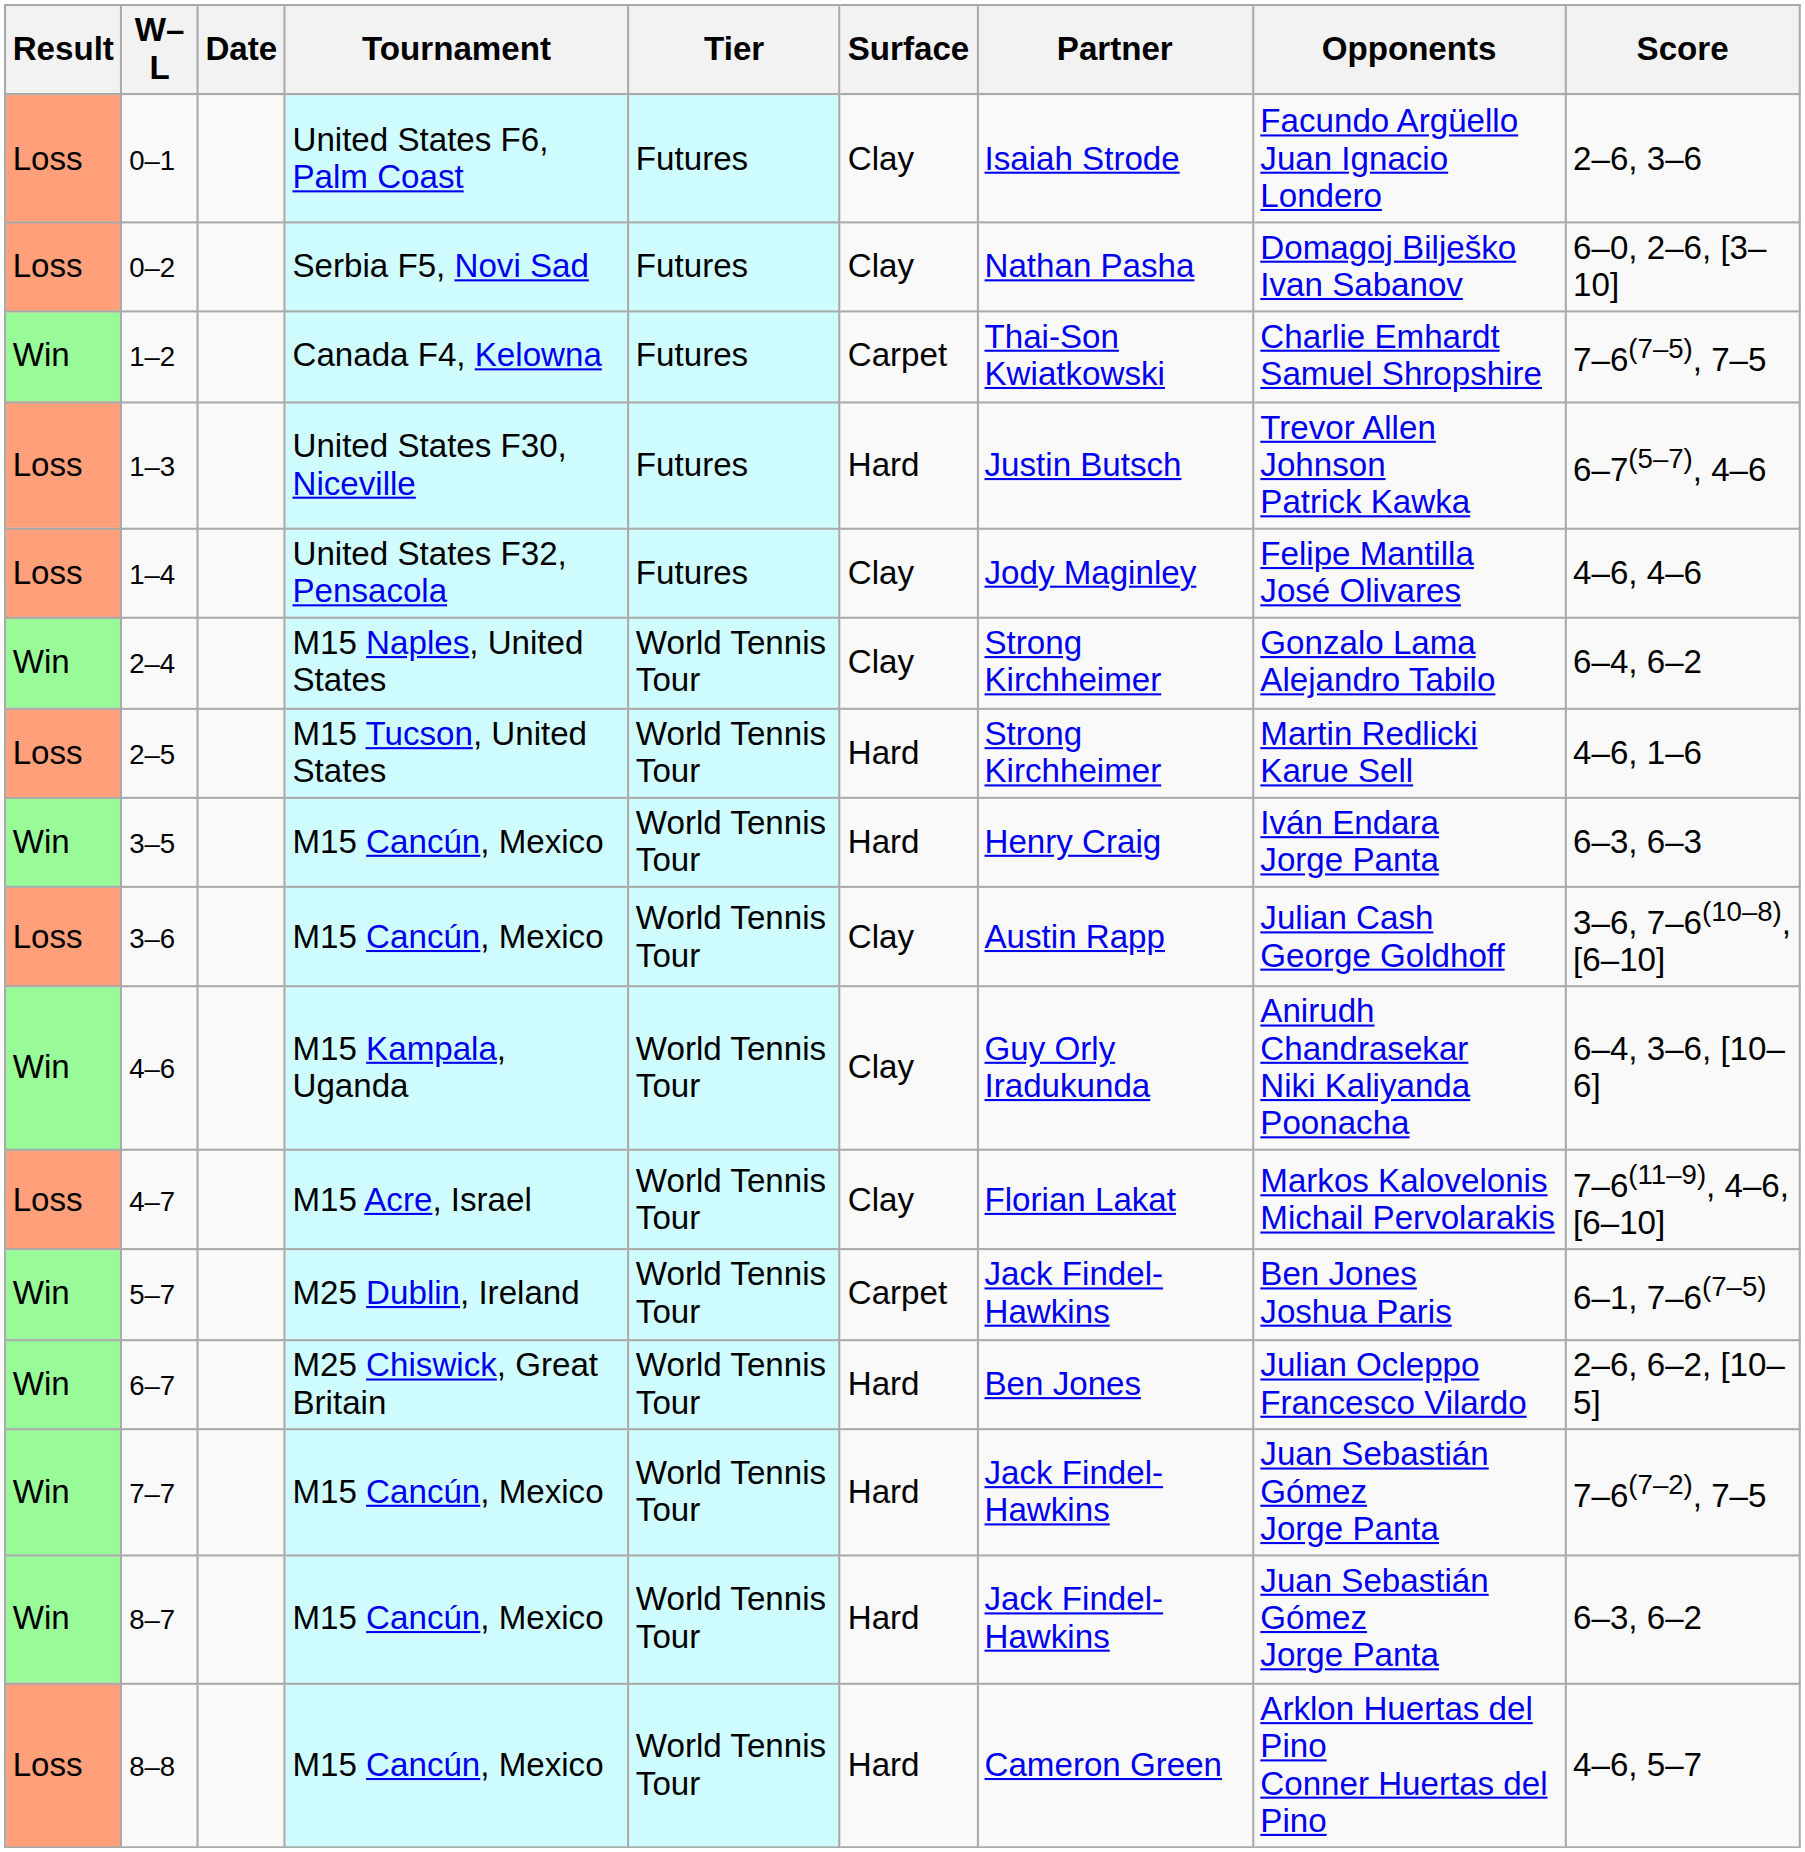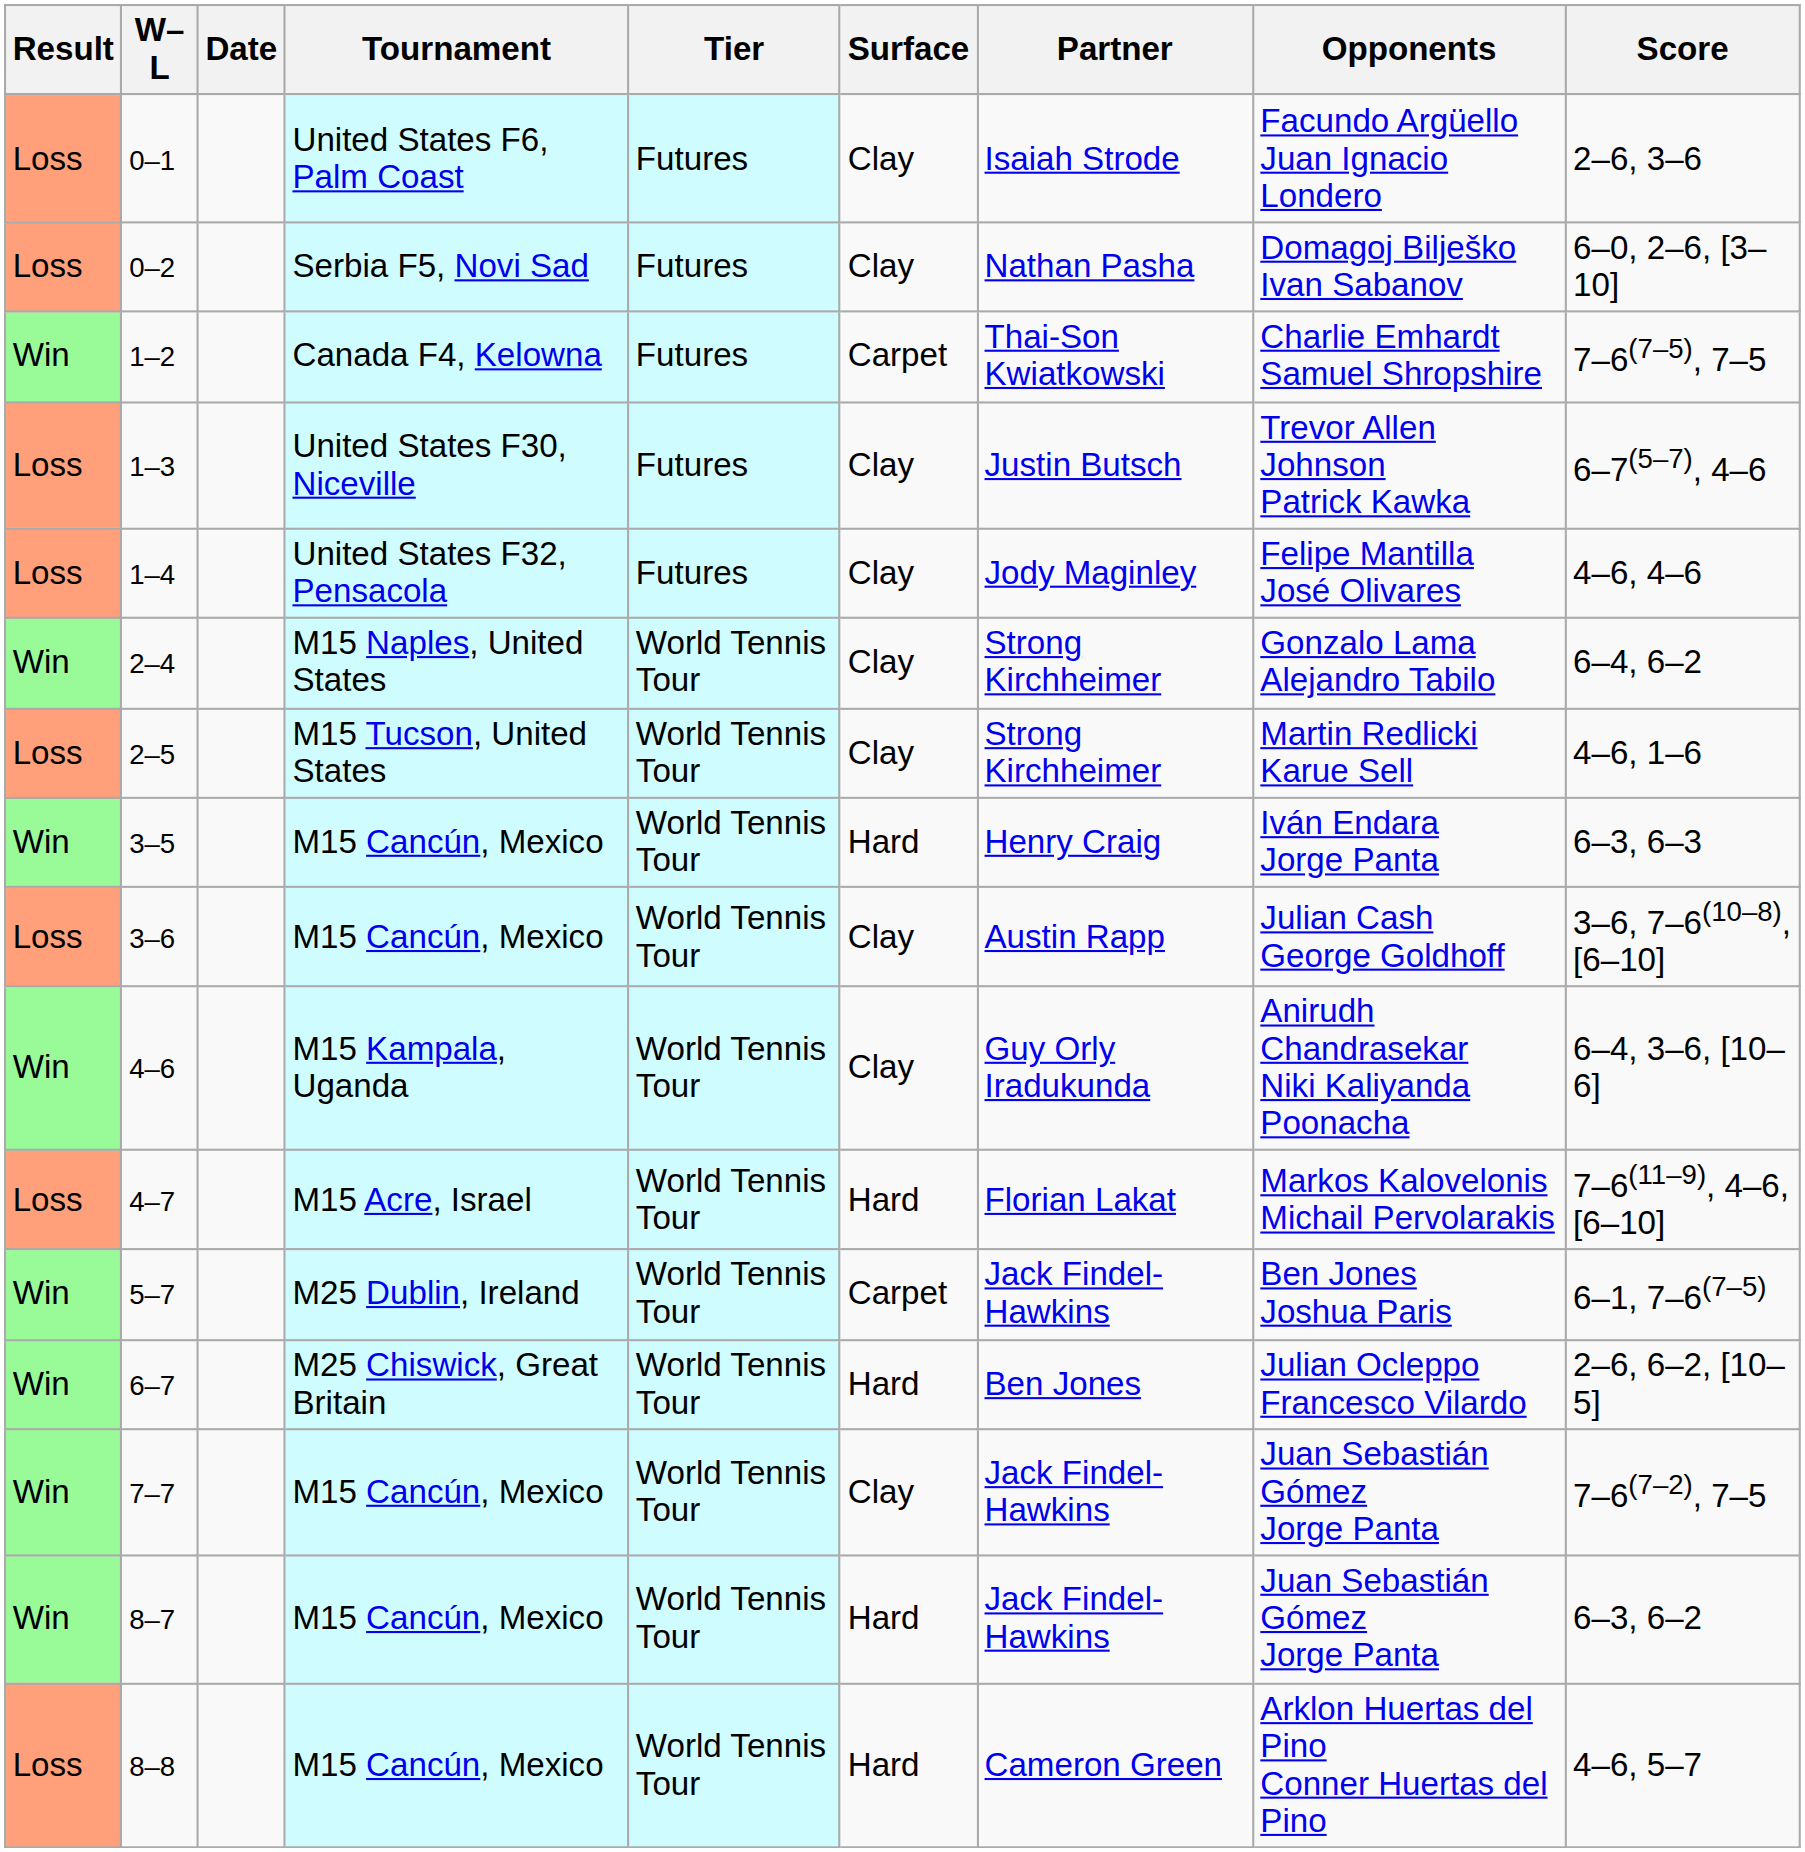(884, 464) Hard -> (881, 464) Clay
(884, 752) Hard -> (881, 752) Clay
(881, 1199) Clay -> (884, 1199) Hard
(884, 1491) Hard -> (881, 1491) Clay
